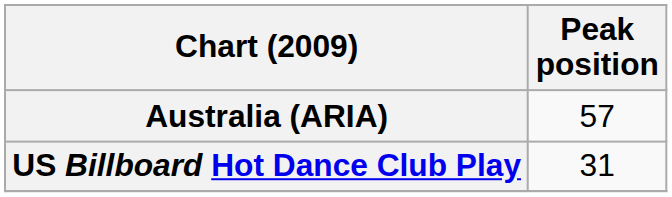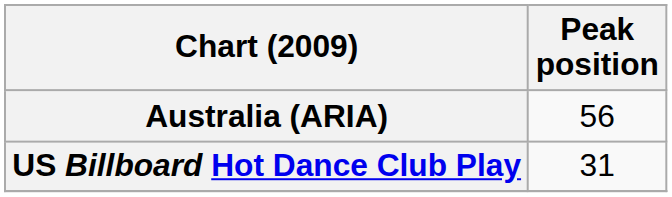(597, 115) 57 -> (597, 115) 56
